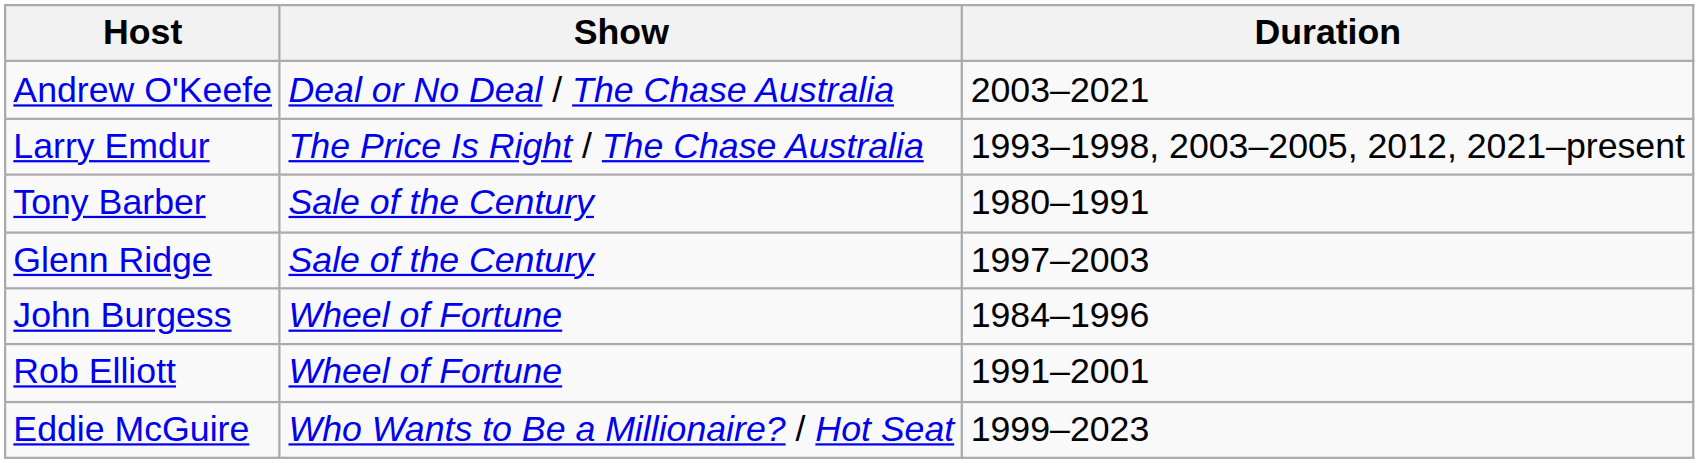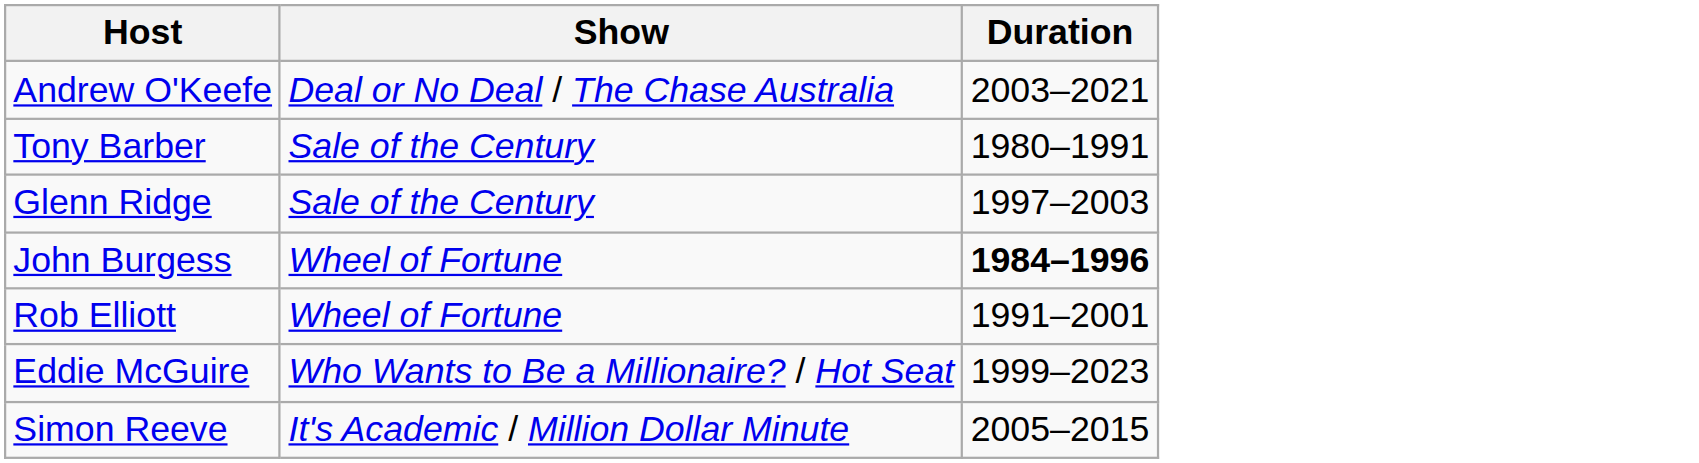- row: (111, 145)
(1060, 315) normal -> (1060, 259) bold
+ row: (120, 428)
